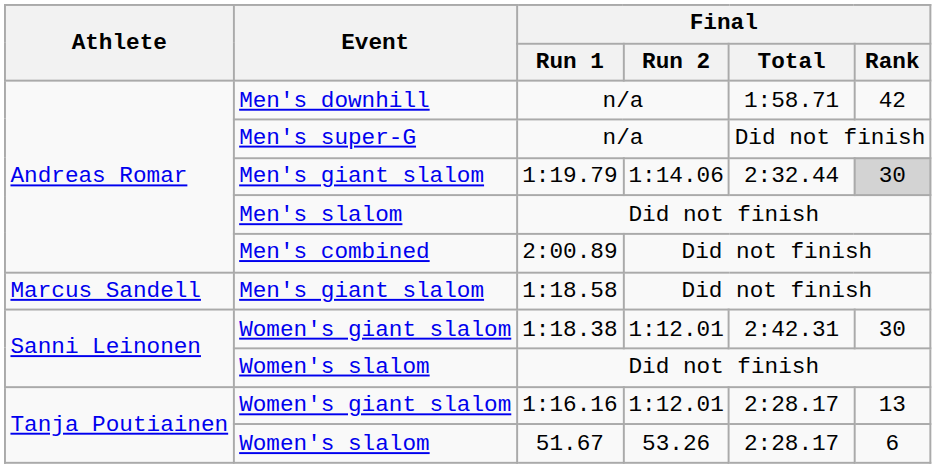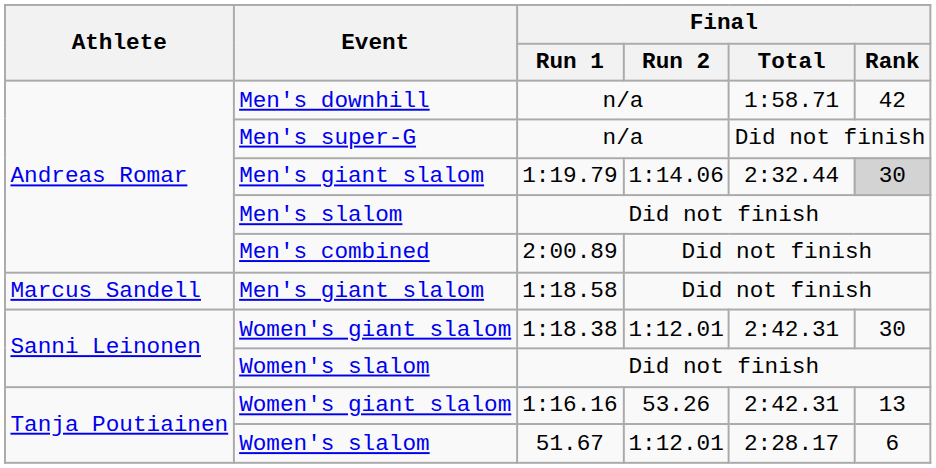(676, 405) 1:12.01 -> (676, 405) 53.26
(792, 405) 2:28.17 -> (792, 405) 2:42.31
(676, 443) 53.26 -> (676, 443) 1:12.01
